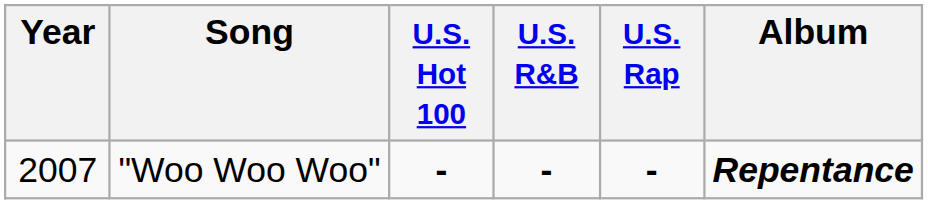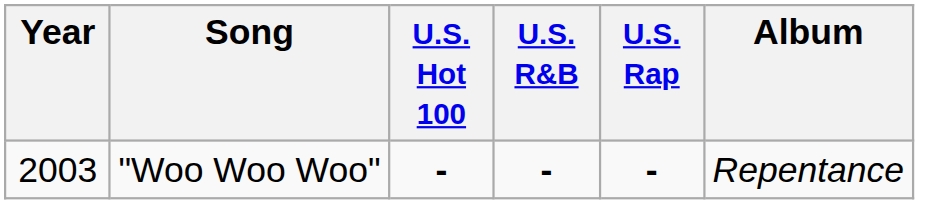(58, 168) 2007 -> (58, 168) 2003
(813, 168) bold -> (808, 168) normal
